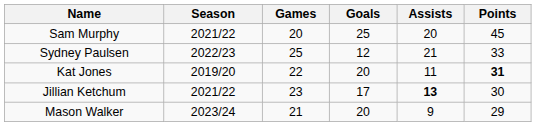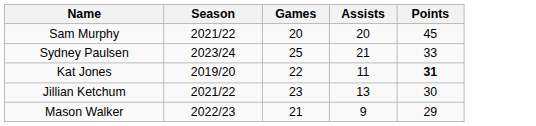- column: (363, 14)
(213, 53) 2022/23 -> (213, 53) 2023/24
(430, 92) bold -> (363, 92) normal
(213, 111) 2023/24 -> (213, 111) 2022/23
